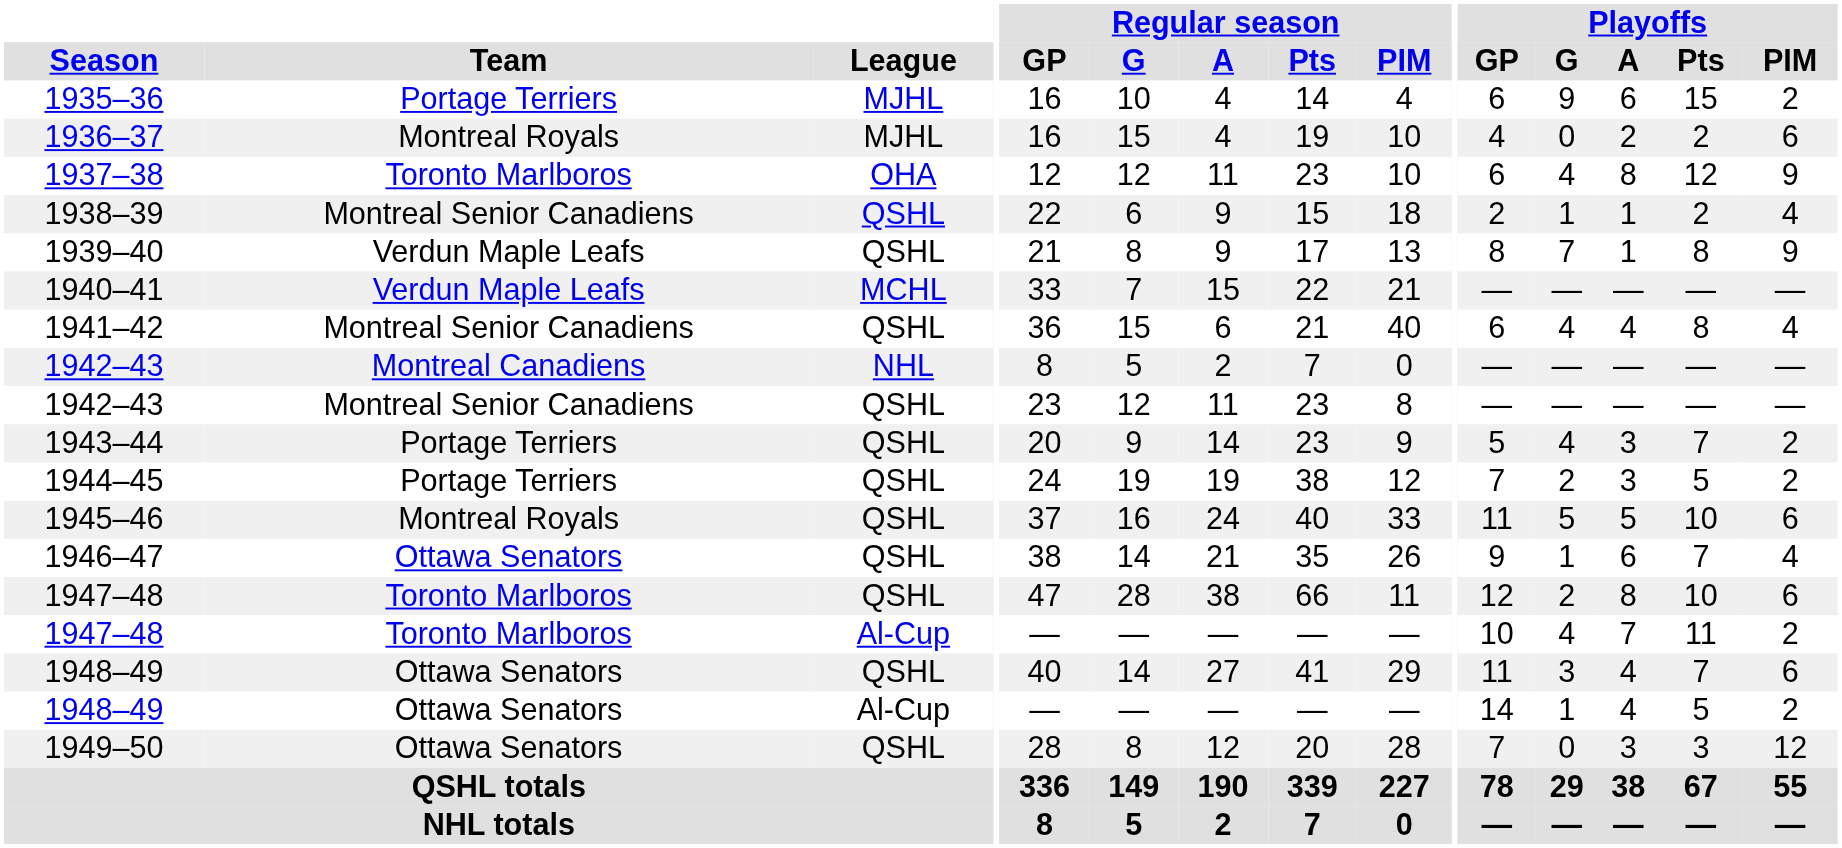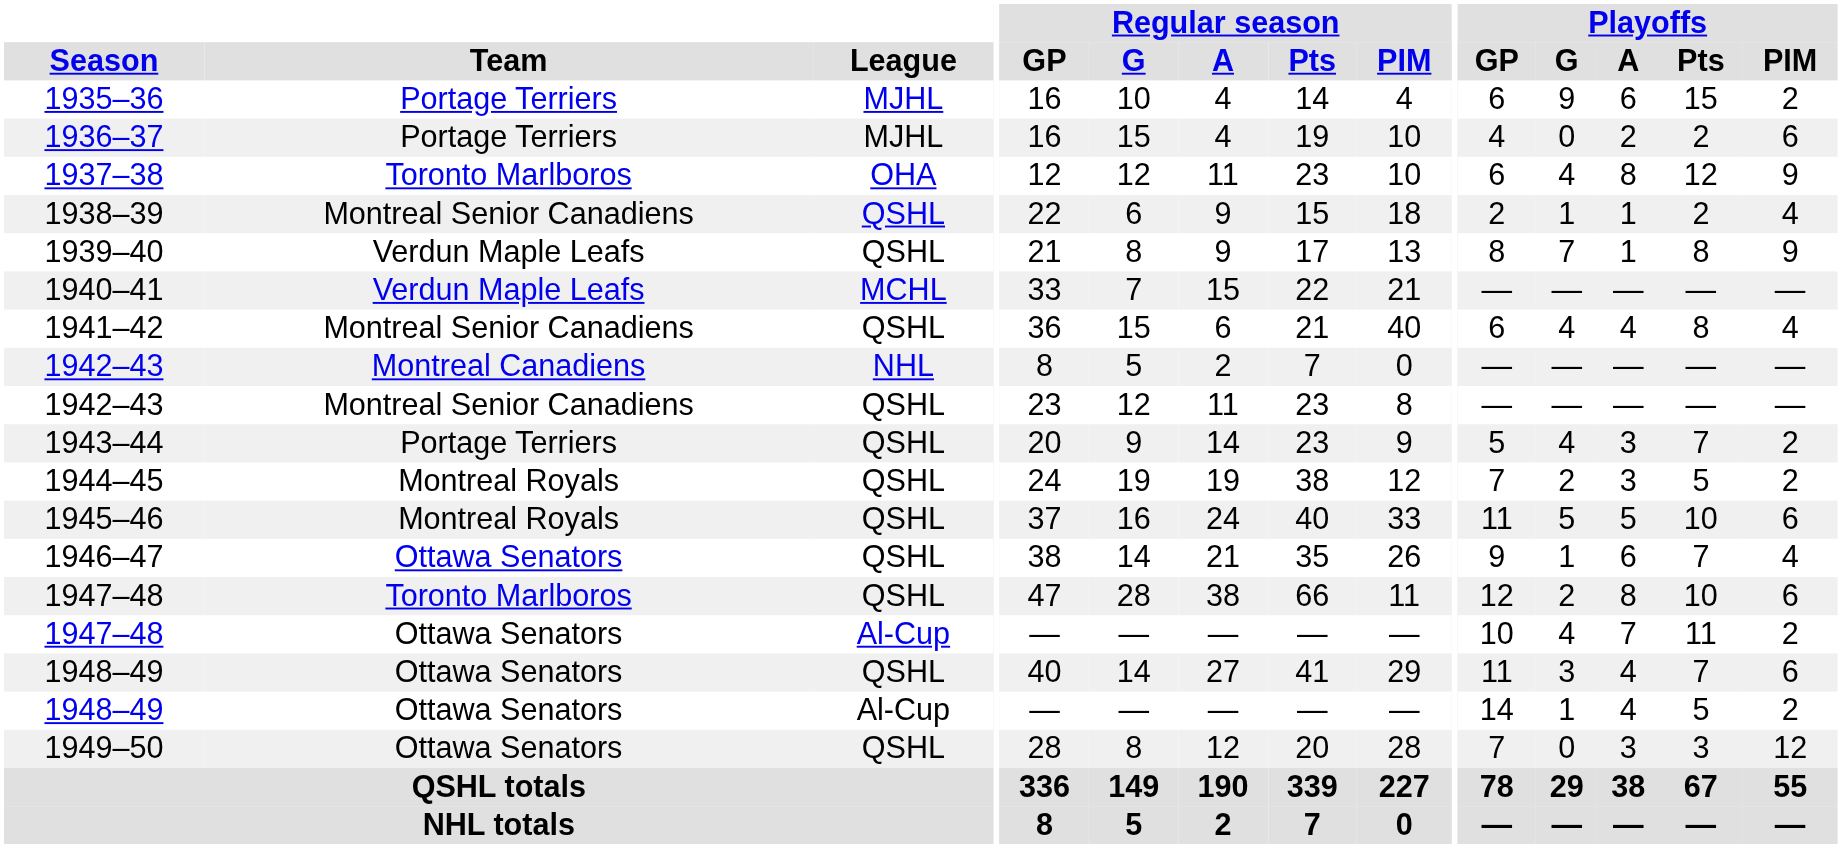(509, 137) Montreal Royals -> (509, 137) Portage Terriers
(509, 481) Portage Terriers -> (509, 481) Montreal Royals
(509, 633) Toronto Marlboros -> (509, 633) Ottawa Senators
